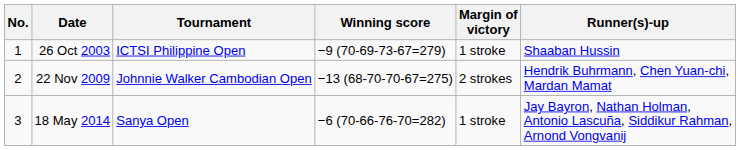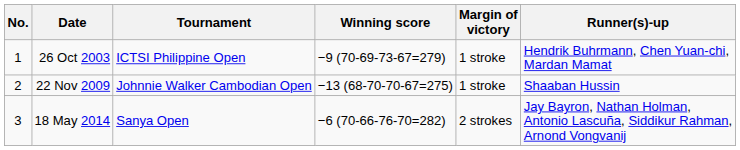(572, 50) Shaaban Hussin -> (626, 58) Hendrik Buhrmann, Chen Yuan-chi, Mardan Mamat
(485, 78) 2 strokes -> (482, 86) 1 stroke
(626, 78) Hendrik Buhrmann, Chen Yuan-chi, Mardan Mamat -> (572, 86) Shaaban Hussin
(482, 121) 1 stroke -> (485, 121) 2 strokes
